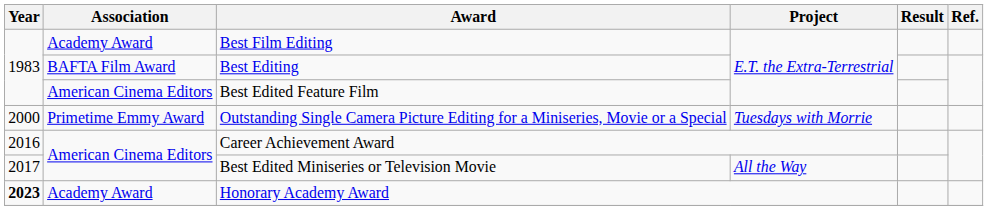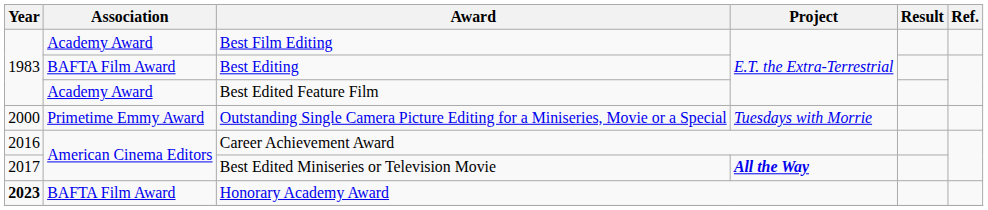(130, 92) American Cinema Editors -> (100, 92) Academy Award
(770, 167) normal -> (771, 167) bold
(100, 192) Academy Award -> (111, 192) BAFTA Film Award
